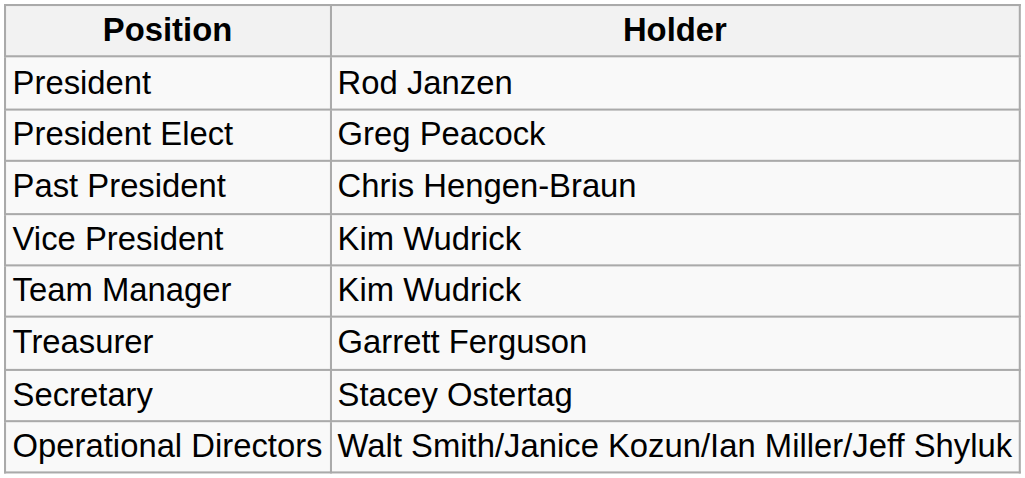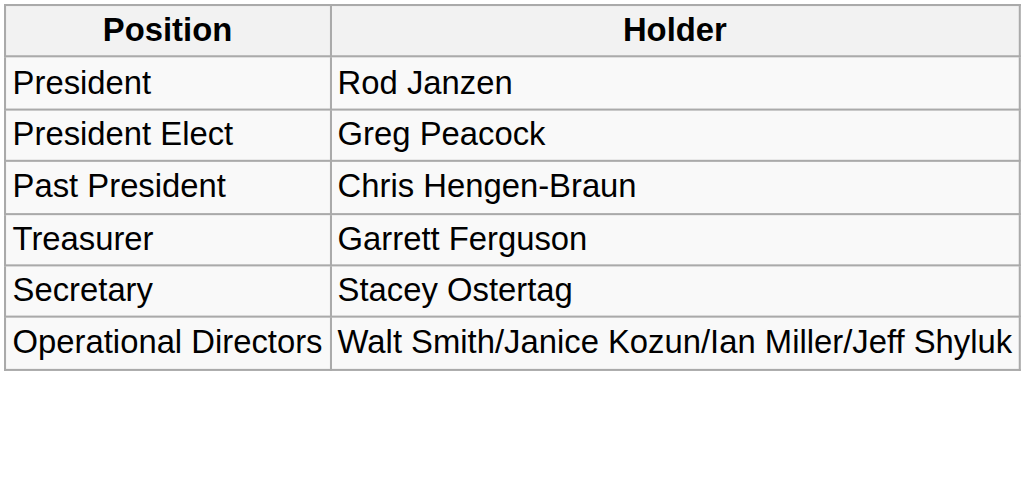- row: (118, 238)
- row: (122, 290)
